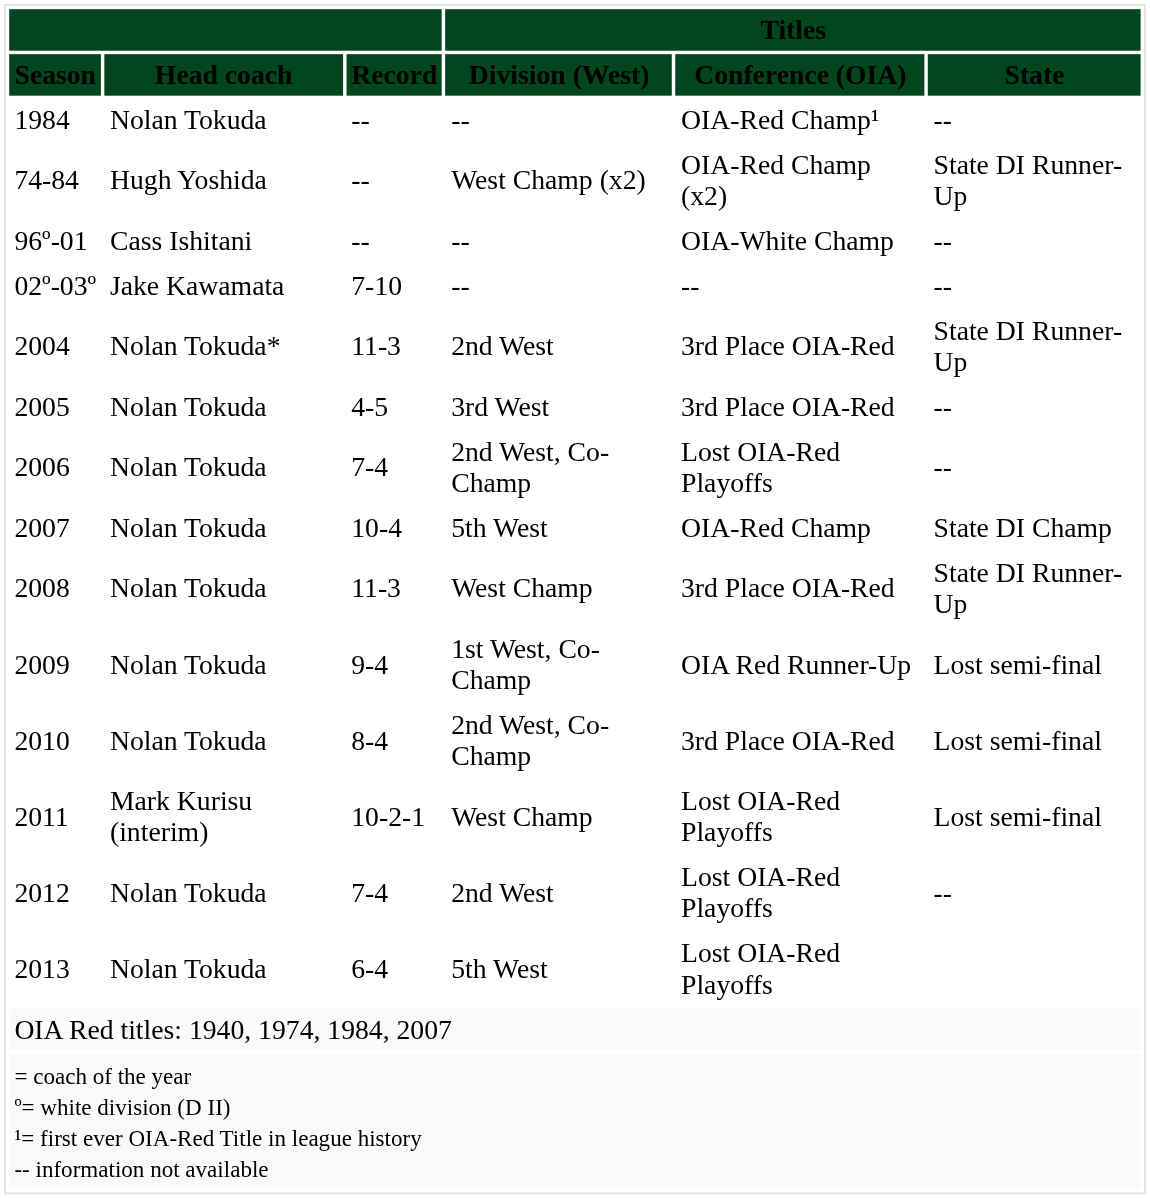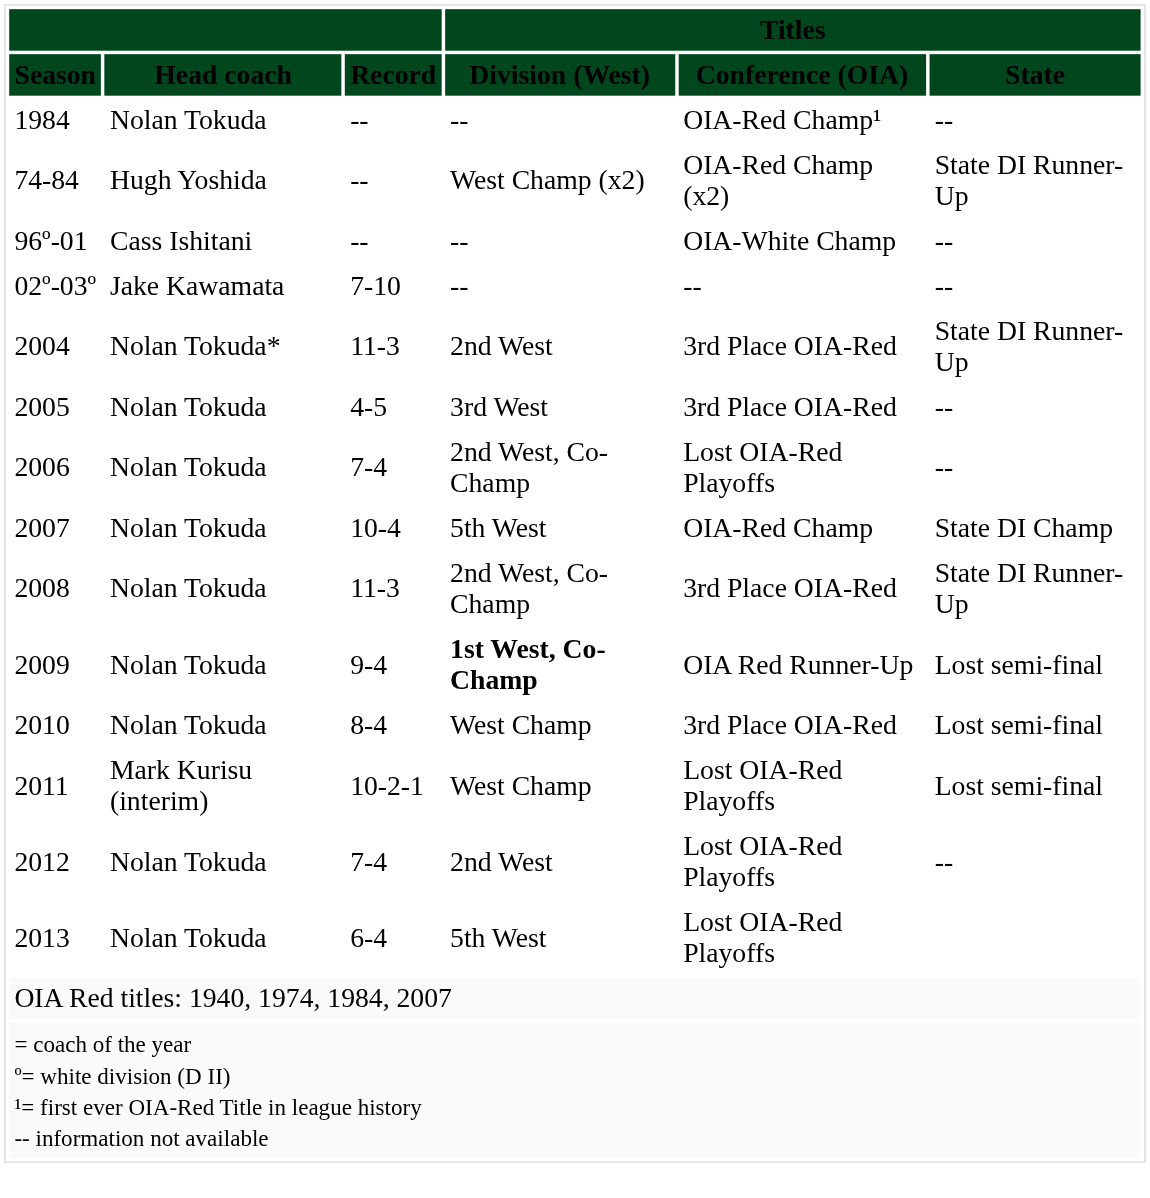(522, 588) West Champ -> (529, 588) 2nd West, Co-Champ
(526, 664) normal -> (528, 664) bold
(530, 740) 2nd West, Co-Champ -> (521, 725) West Champ
